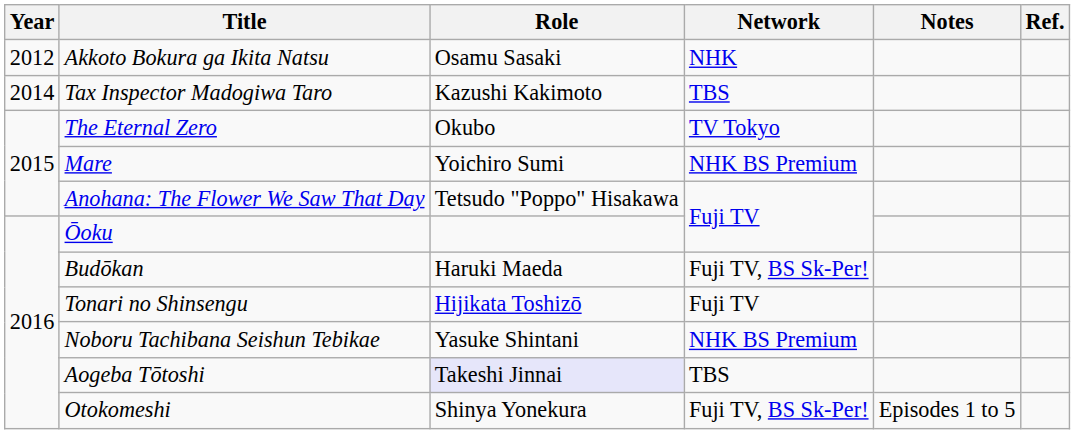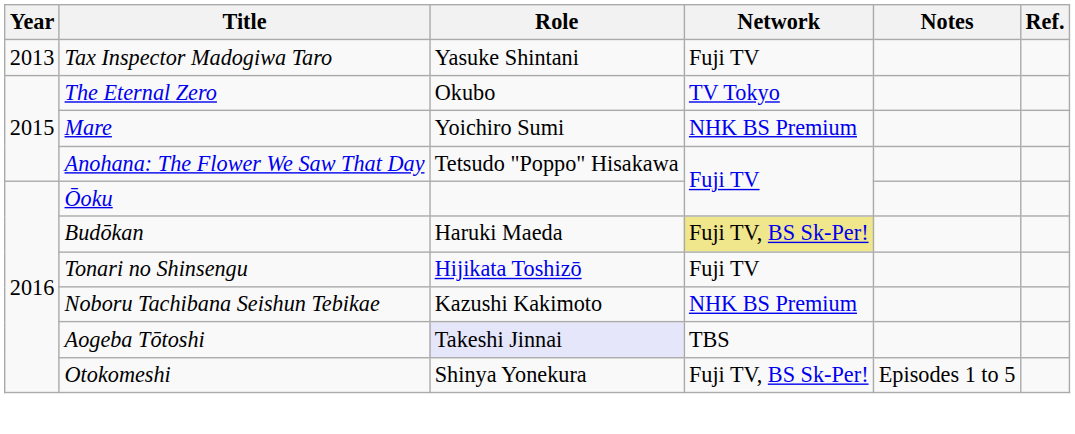- row: (197, 57)
(32, 92) 2014 -> (32, 57) 2013
(518, 92) Kazushi Kakimoto -> (507, 57) Yasuke Shintani
(709, 92) TBS -> (724, 57) Fuji TV
(779, 269) no background -> (779, 233) khaki background
(507, 339) Yasuke Shintani -> (518, 304) Kazushi Kakimoto
